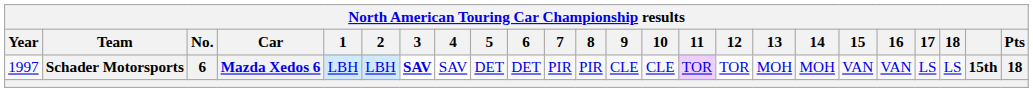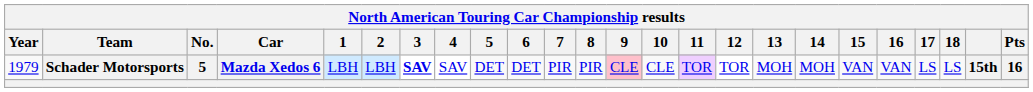(23, 66) 1997 -> (23, 66) 1979
(202, 66) 6 -> (202, 66) 5
(624, 66) no background -> (624, 66) pink background
(1015, 66) 18 -> (1015, 66) 16
